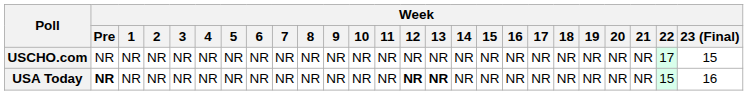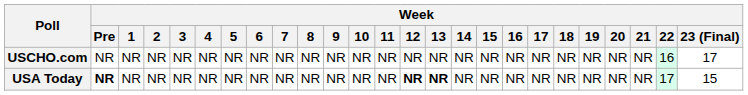(667, 57) 17 -> (667, 57) 16
(710, 57) 15 -> (710, 57) 17
(667, 79) 15 -> (667, 79) 17
(710, 79) 16 -> (710, 79) 15
